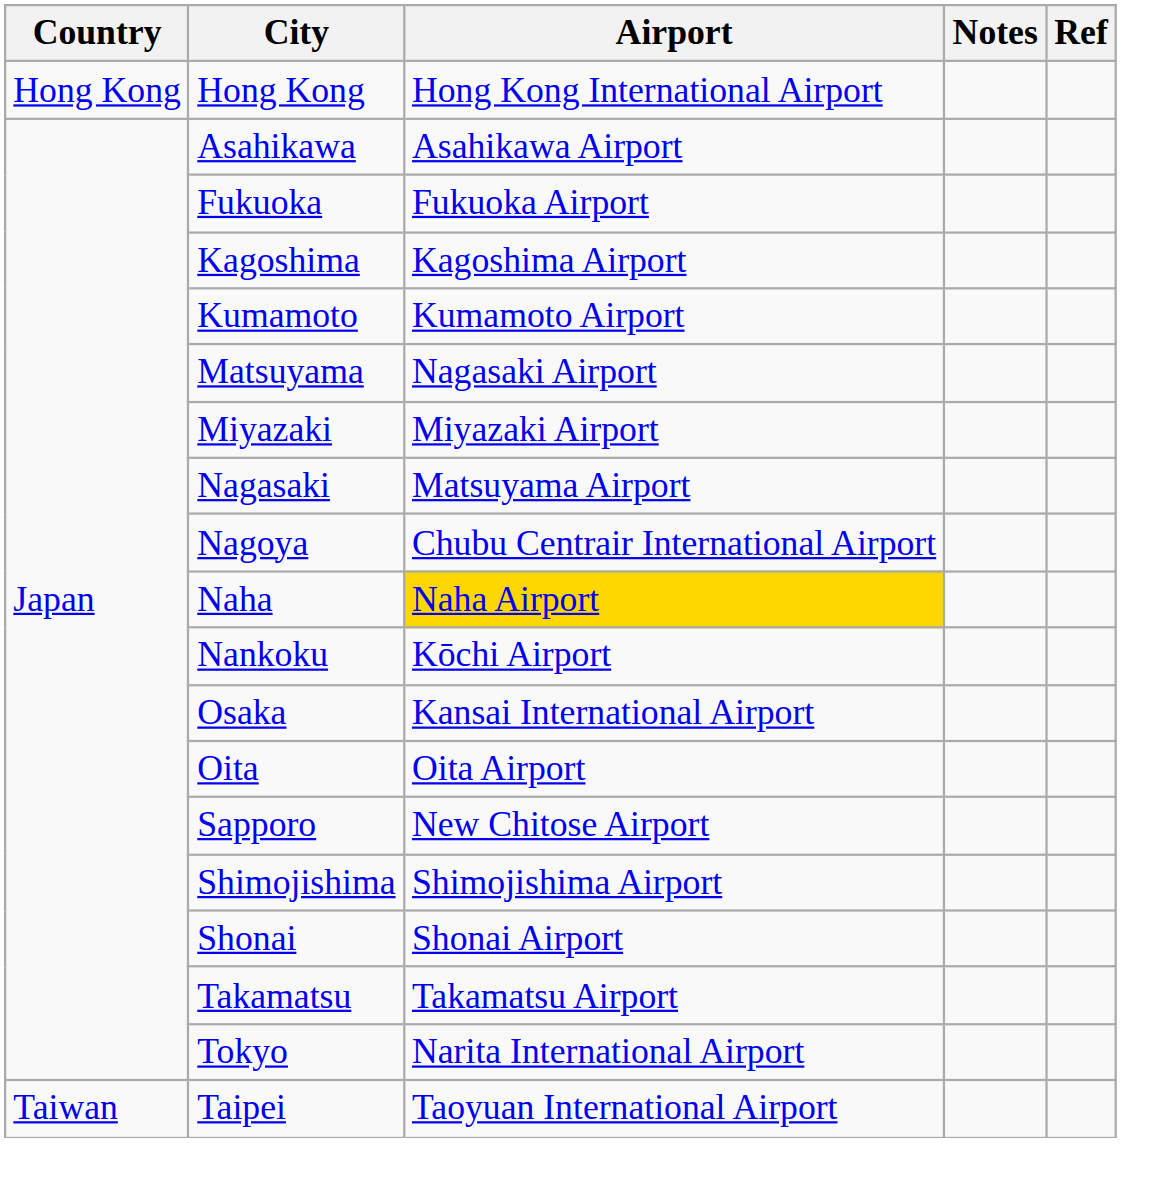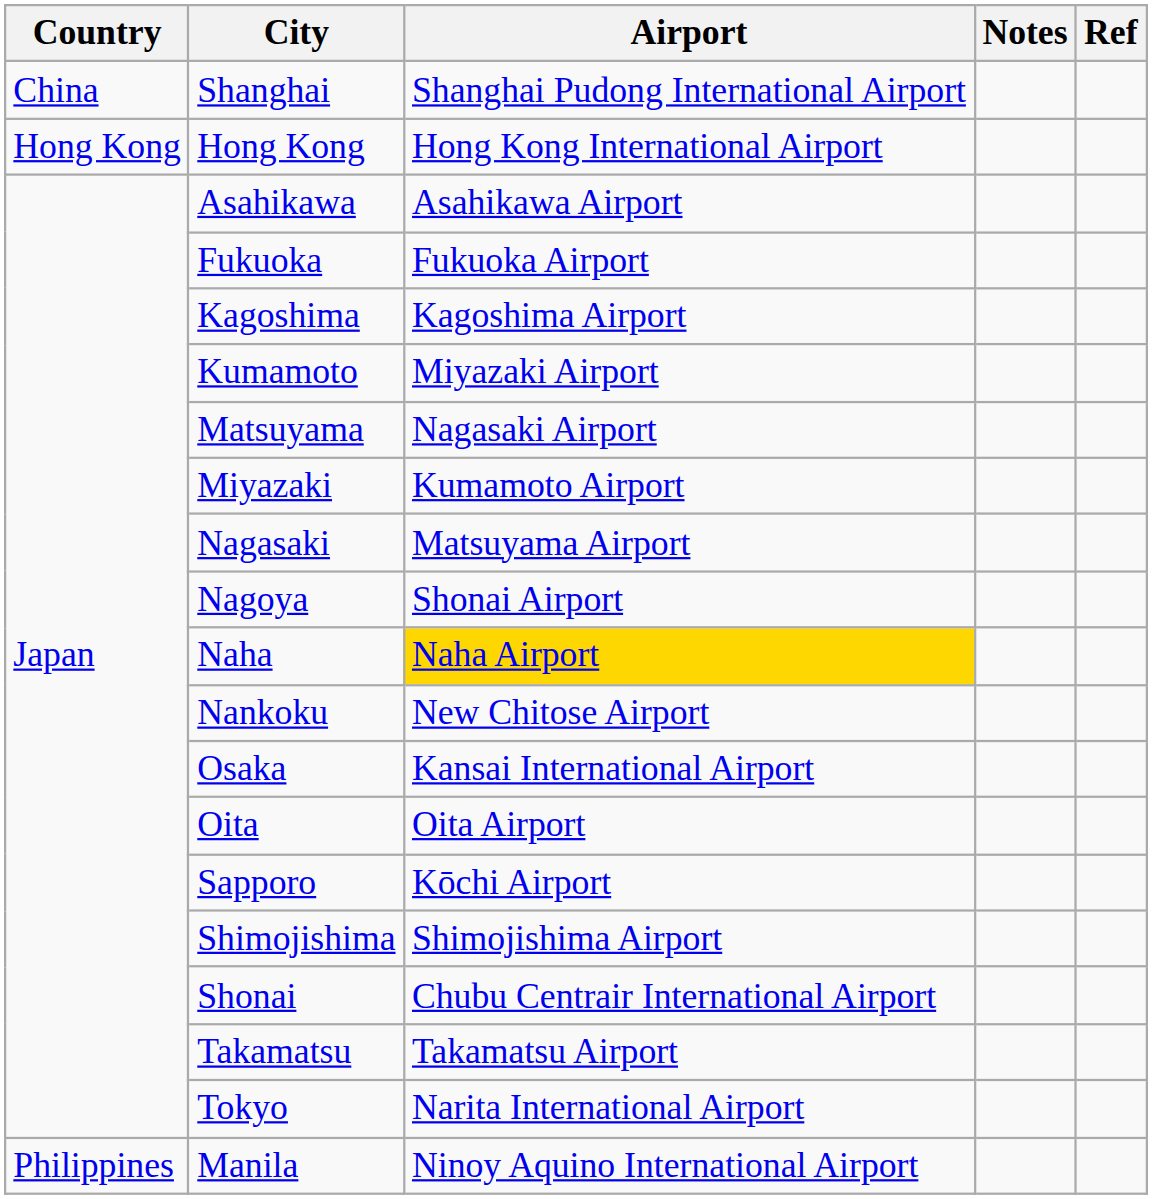+ row: (264, 89)
(548, 315) Kumamoto Airport -> (535, 372) Miyazaki Airport
(535, 428) Miyazaki Airport -> (548, 485) Kumamoto Airport
(674, 542) Chubu Centrair International Airport -> (518, 598) Shonai Airport
(512, 655) Kōchi Airport -> (561, 711) New Chitose Airport
(561, 825) New Chitose Airport -> (512, 881) Kōchi Airport
(518, 938) Shonai Airport -> (674, 994) Chubu Centrair International Airport
+ row: (248, 1164)
- row: (242, 1107)
